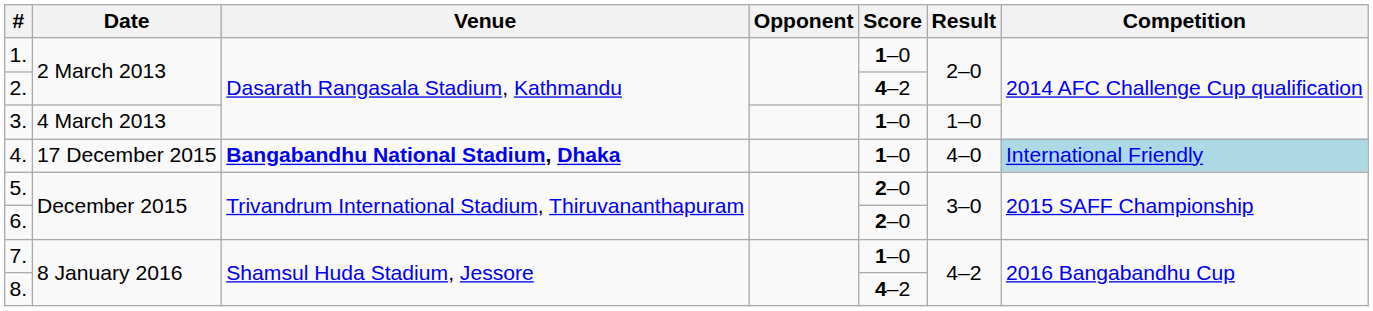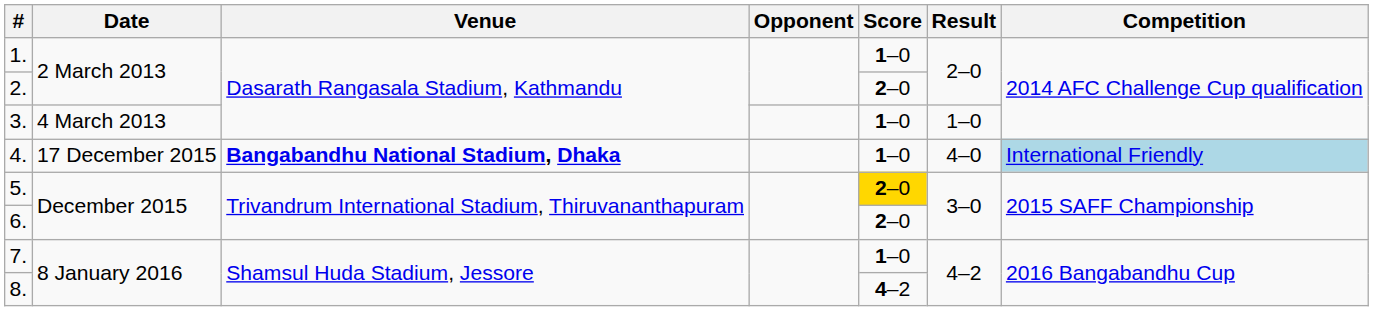(893, 88) 4–2 -> (893, 88) 2–0
(893, 188) no background -> (893, 188) gold background
